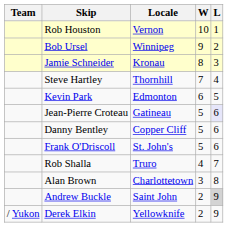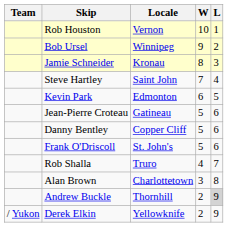(153, 79) Thornhill -> (155, 79) Saint John
(216, 113) lavender background -> (216, 113) no background
(155, 197) Saint John -> (153, 197) Thornhill
